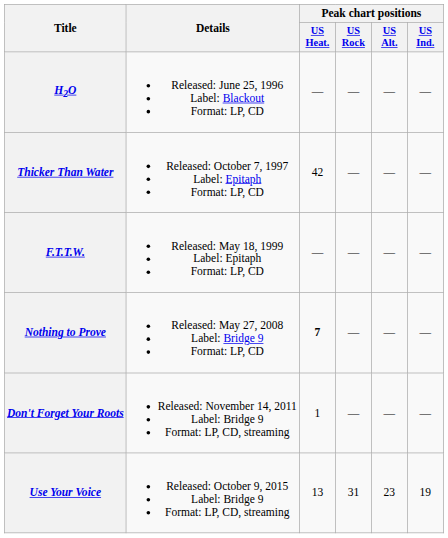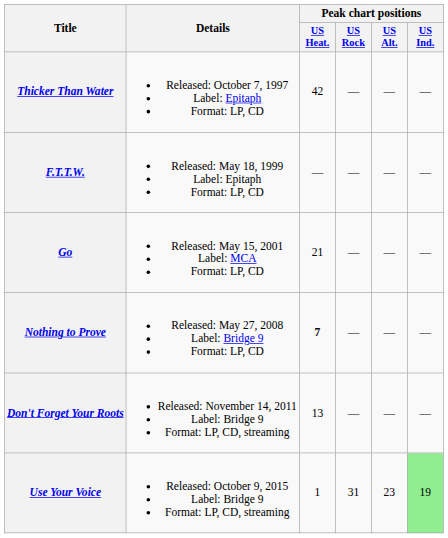- row: (65, 92)
+ row: (65, 252)
(317, 412) 1 -> (317, 412) 13
(317, 493) 13 -> (317, 493) 1
(425, 493) no background -> (425, 493) lightgreen background
